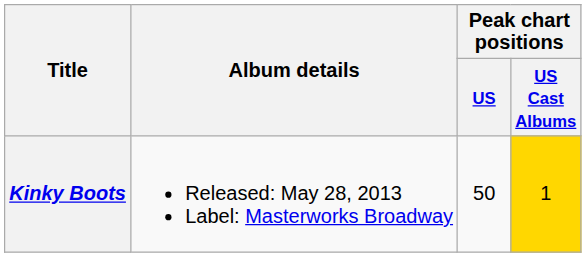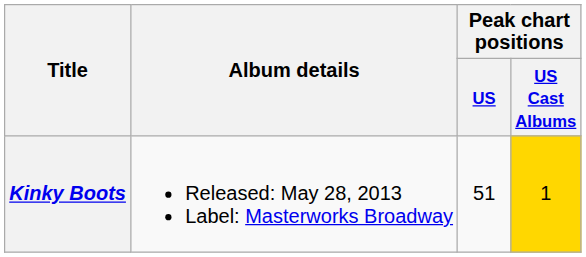(484, 193) 50 -> (484, 193) 51
